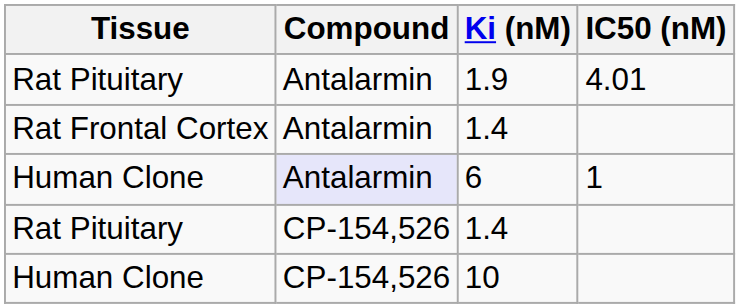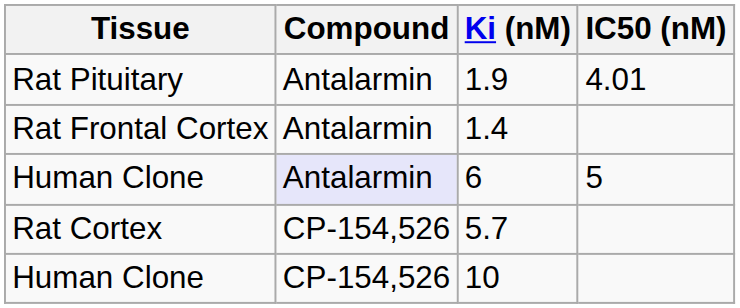(594, 178) 1 -> (594, 178) 5
- row: (98, 228)
+ row: (87, 228)
